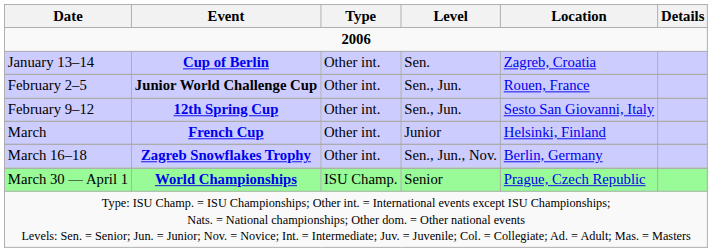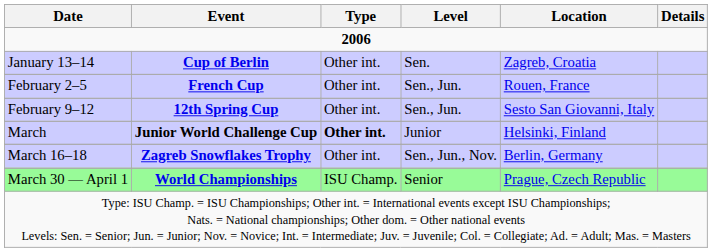(226, 86) Junior World Challenge Cup -> (226, 86) French Cup
(226, 132) French Cup -> (226, 132) Junior World Challenge Cup
(352, 132) normal -> (355, 132) bold
